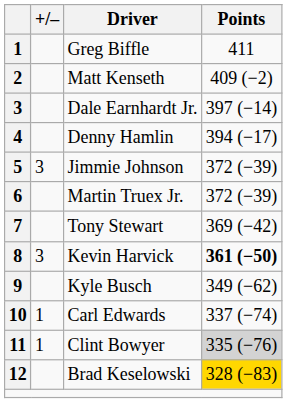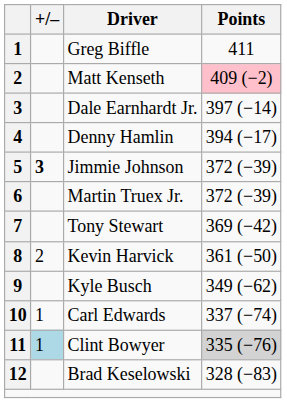(241, 78) no background -> (241, 78) pink background
(39, 167) normal -> (39, 167) bold
(39, 256) 3 -> (39, 256) 2
(241, 256) bold -> (241, 256) normal
(39, 344) no background -> (39, 344) lightblue background
(241, 374) gold background -> (241, 374) no background
